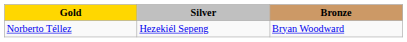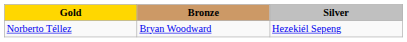columns swapped: (203, 12) <-> (336, 12)
